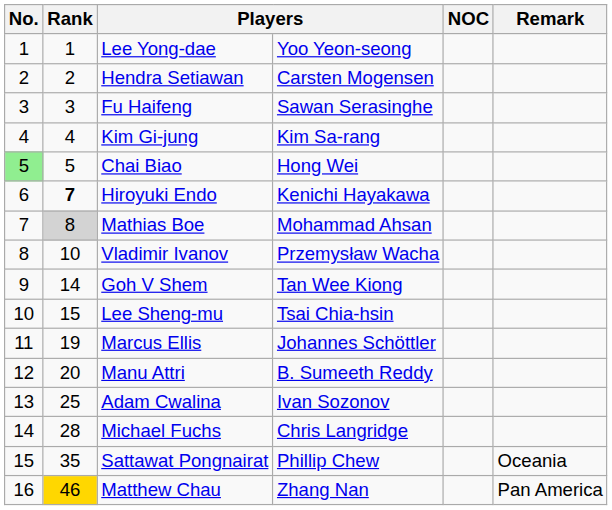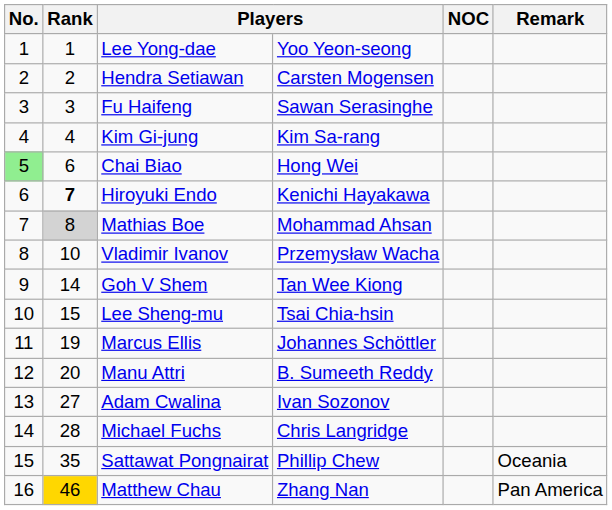(70, 166) 5 -> (70, 166) 6
(70, 401) 25 -> (70, 401) 27
